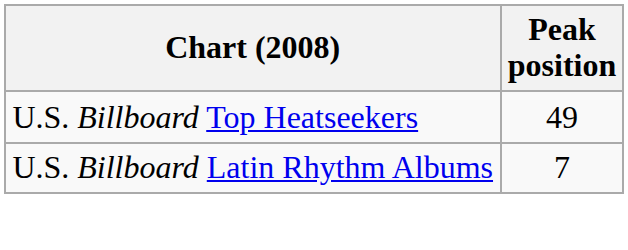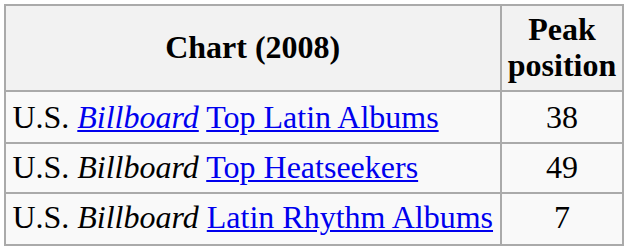+ row: (226, 116)
